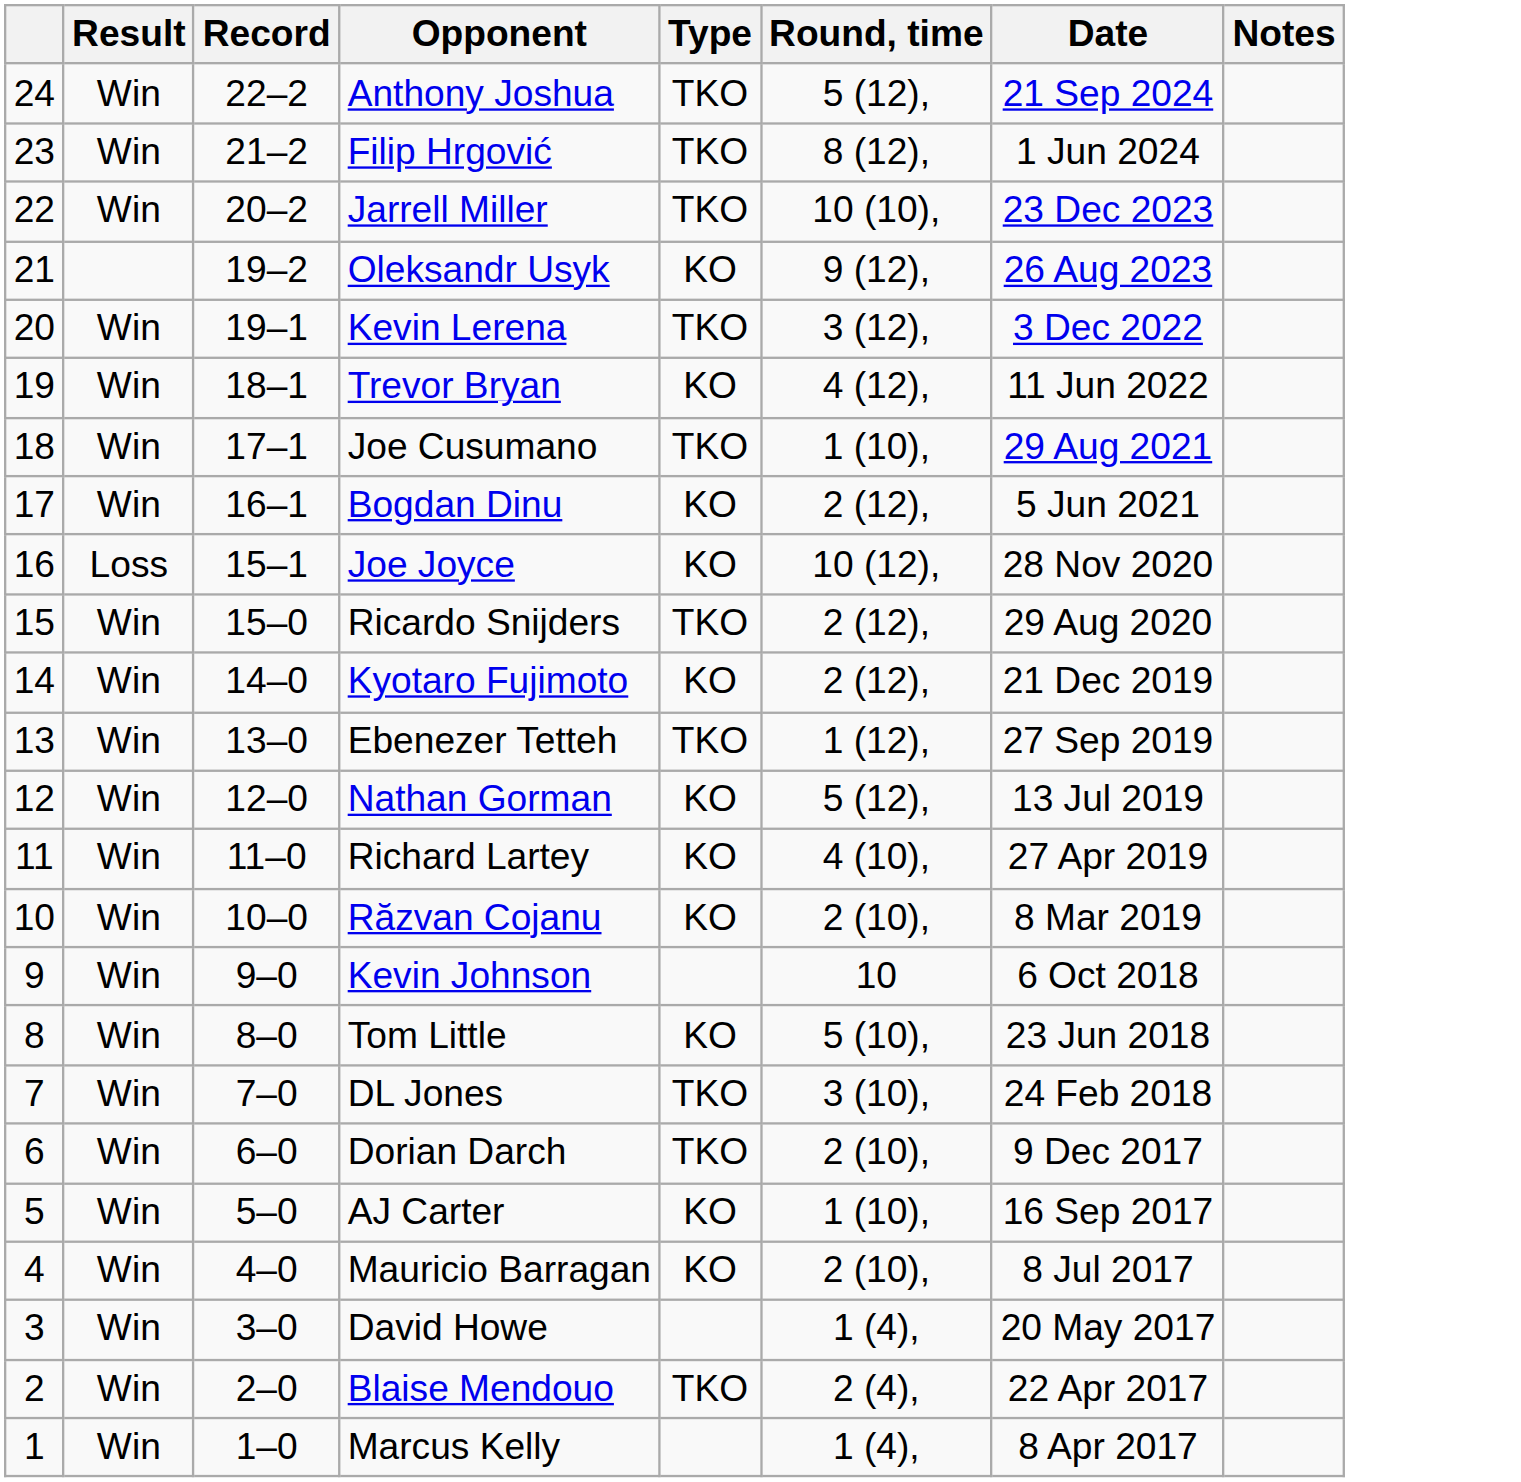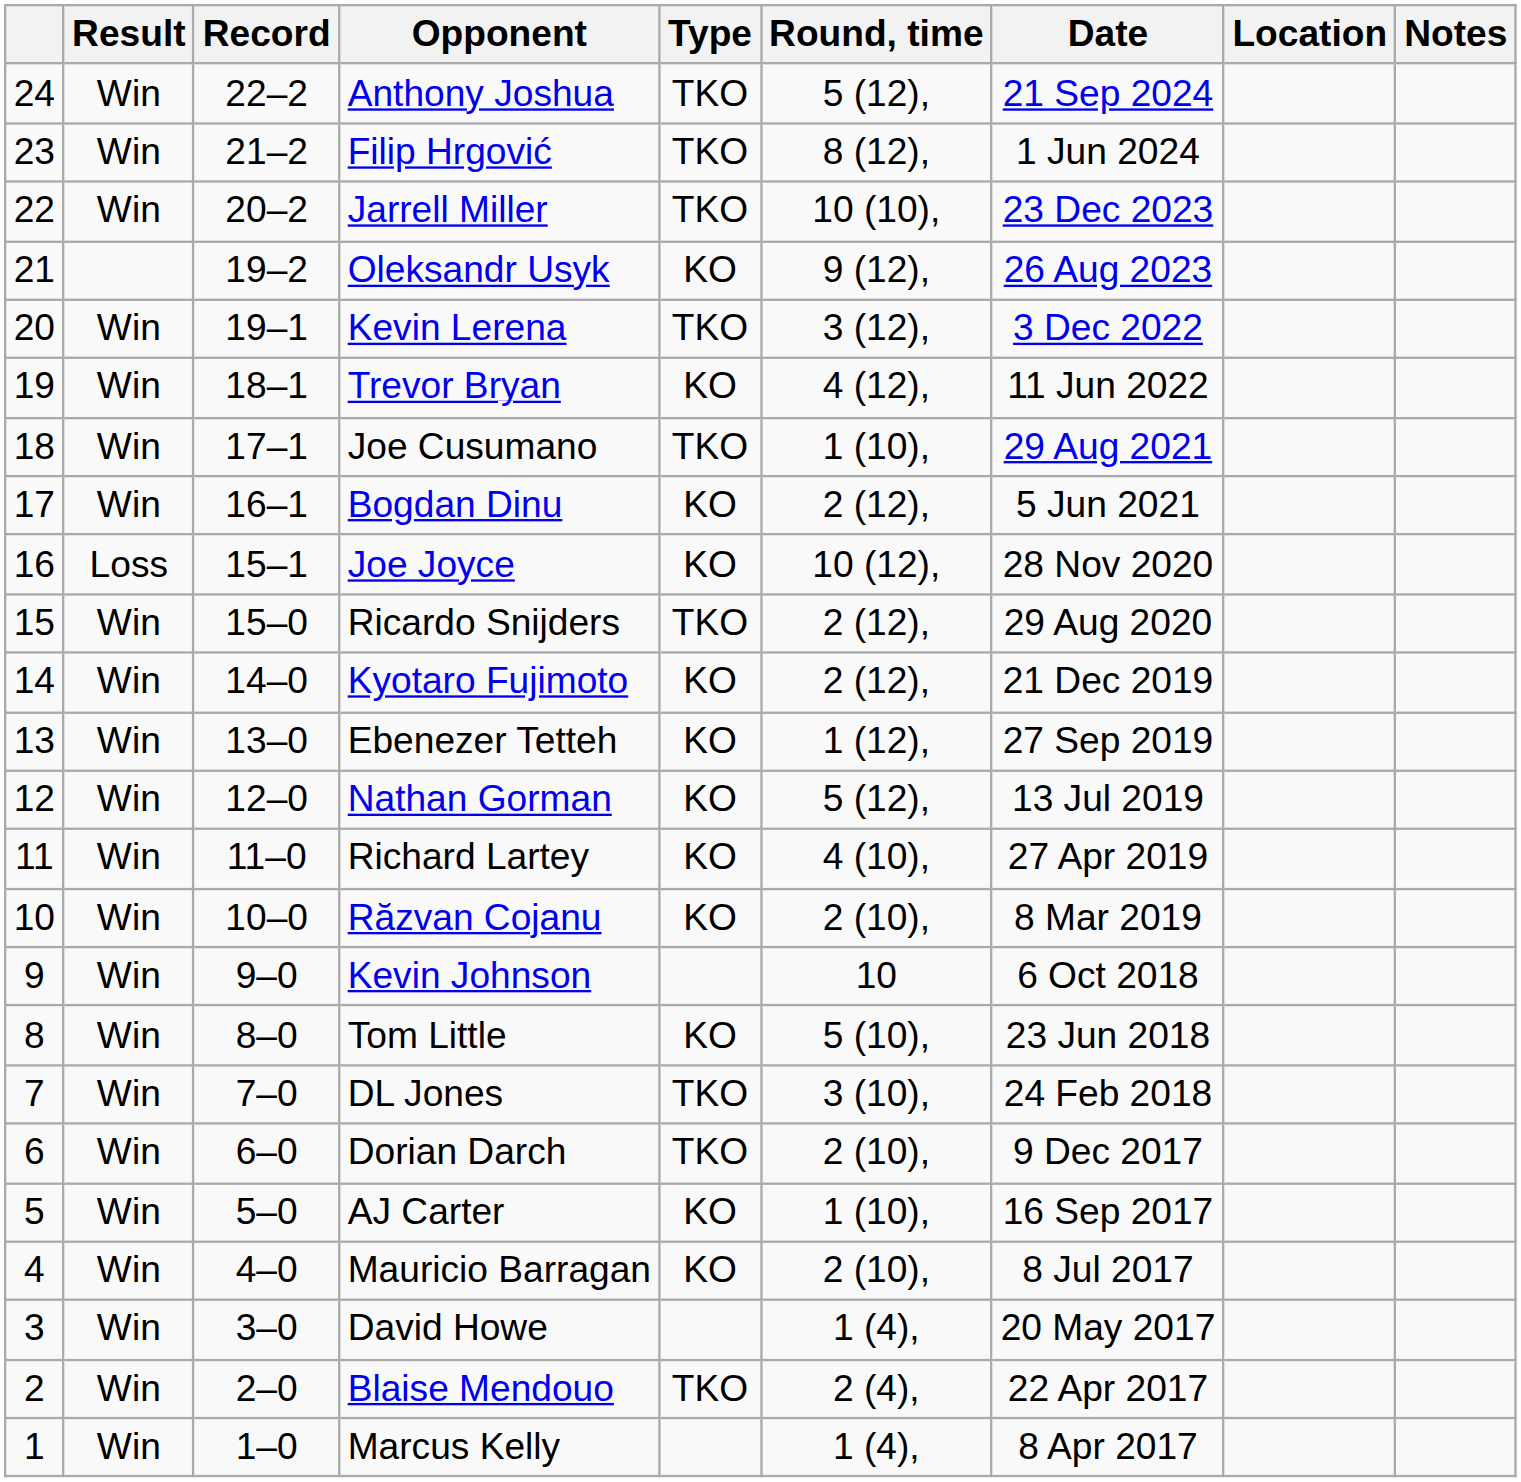+ column: (1310, 33)
(710, 740) TKO -> (710, 740) KO
